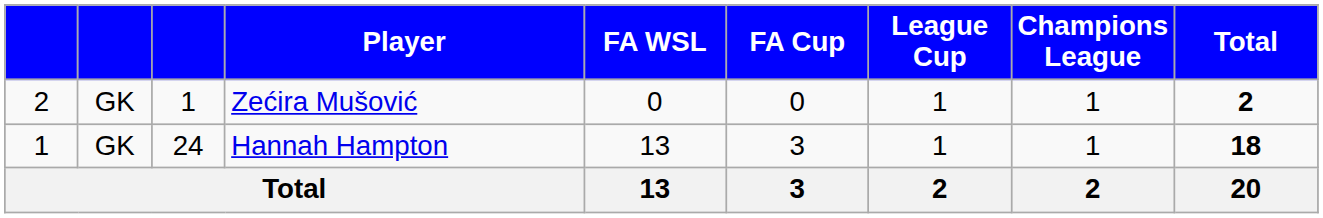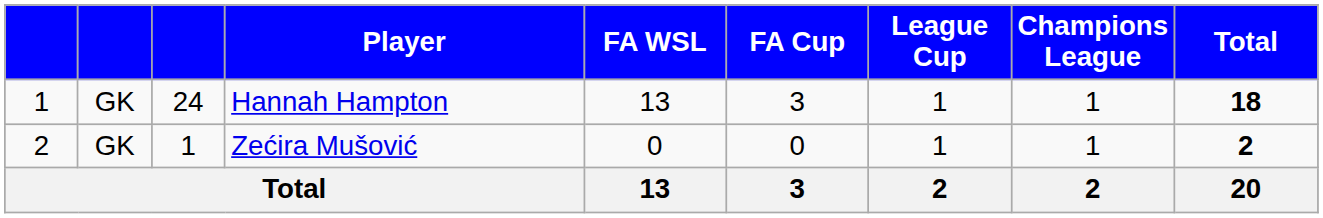rows swapped: (340, 145) <-> (324, 101)
